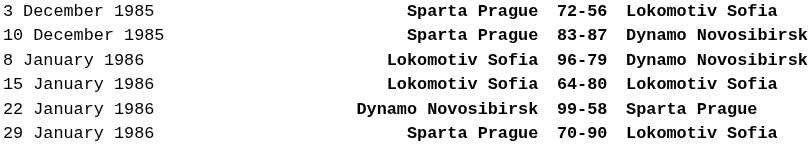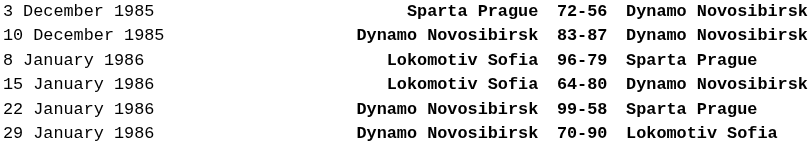(702, 11) Lokomotiv Sofia -> (717, 11) Dynamo Novosibirsk
(473, 36) Sparta Prague -> (447, 36) Dynamo Novosibirsk
(717, 60) Dynamo Novosibirsk -> (692, 60) Sparta Prague
(702, 85) Lokomotiv Sofia -> (717, 85) Dynamo Novosibirsk
(473, 134) Sparta Prague -> (447, 134) Dynamo Novosibirsk
